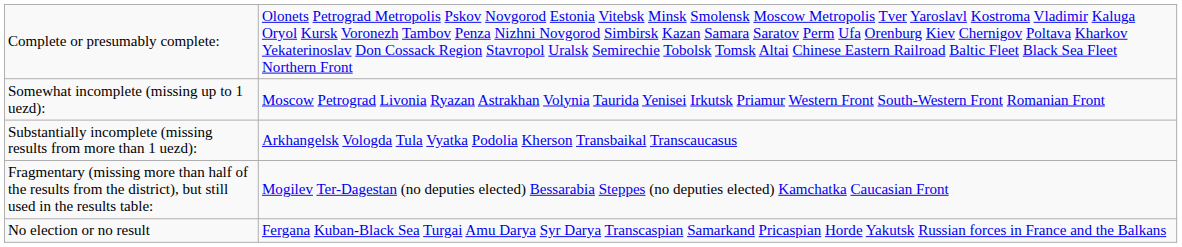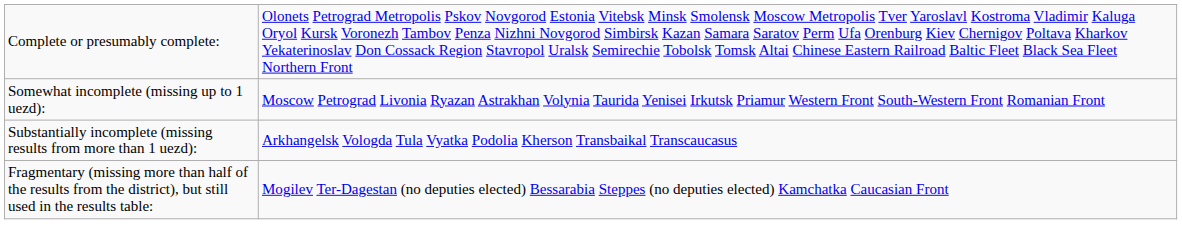- row: (79, 230)
